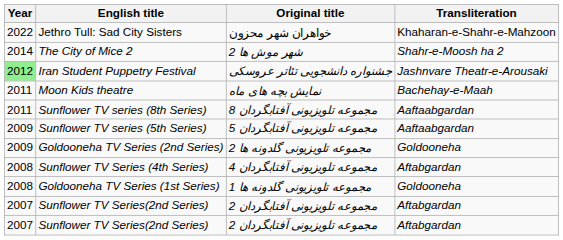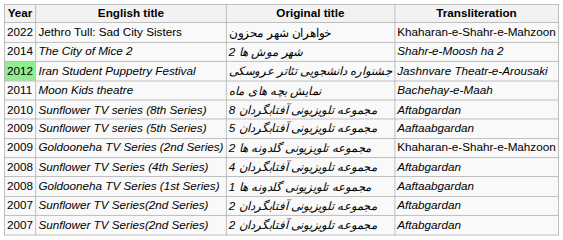(20, 109) 2011 -> (20, 109) 2010
(436, 109) Aaftaabgardan -> (429, 109) Aftabgardan
(429, 148) Goldooneha -> (476, 148) Khaharan-e-Shahr-e-Mahzoon
(429, 186) Goldooneha -> (436, 186) Aaftaabgardan
